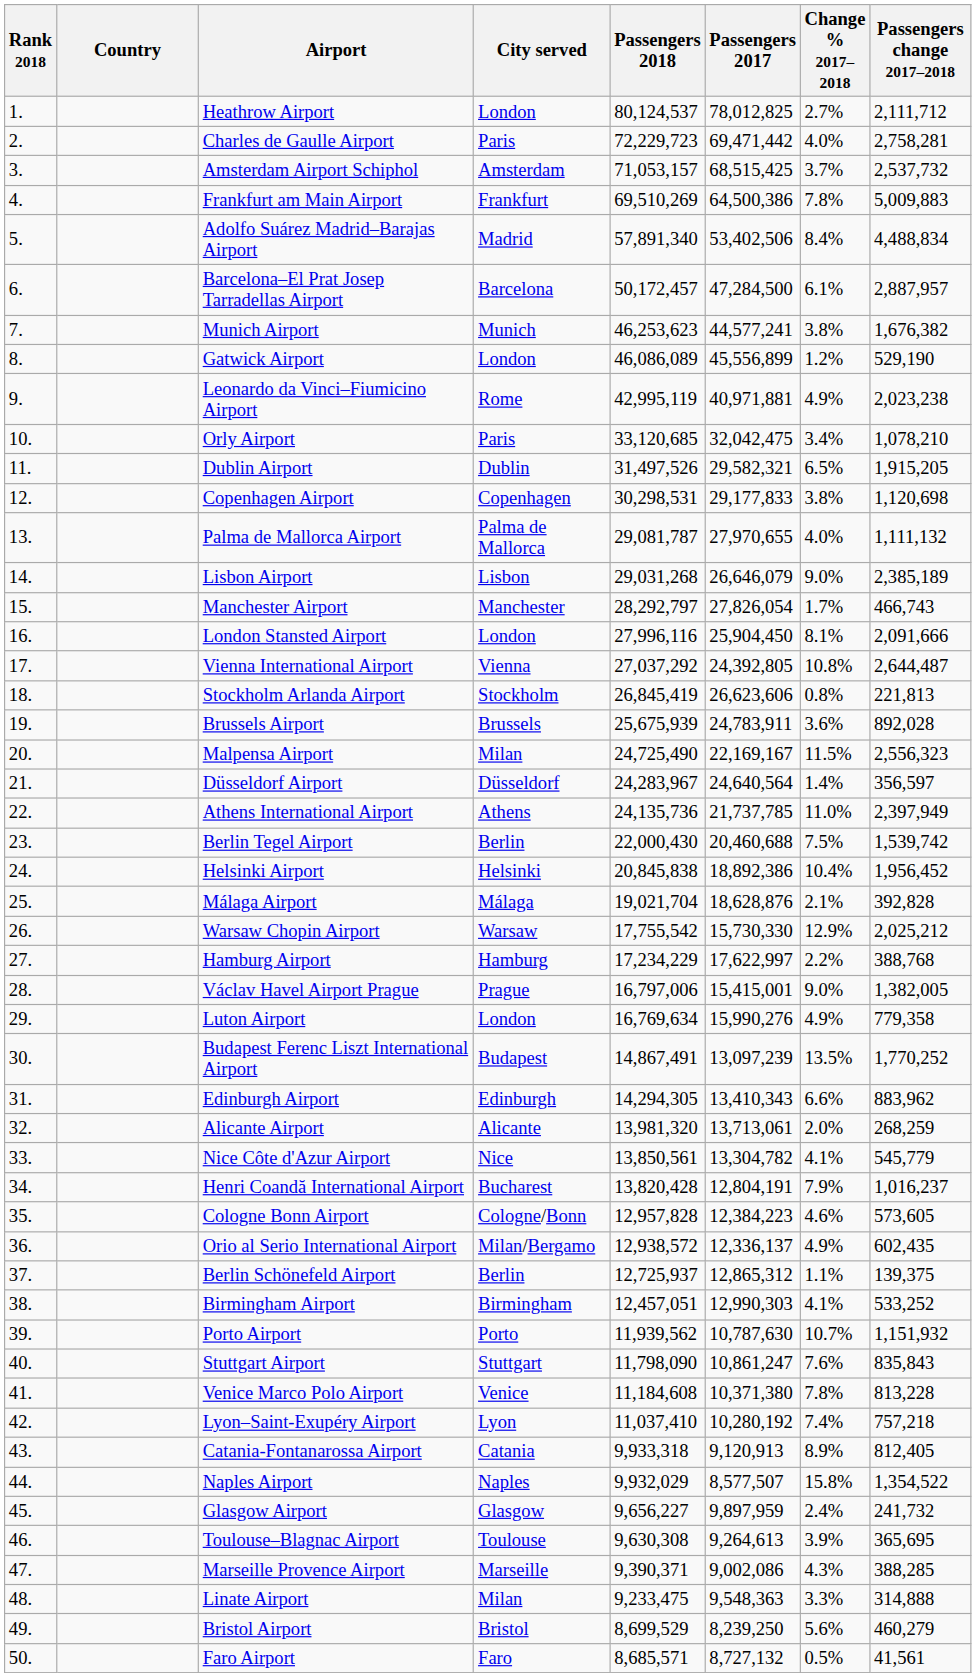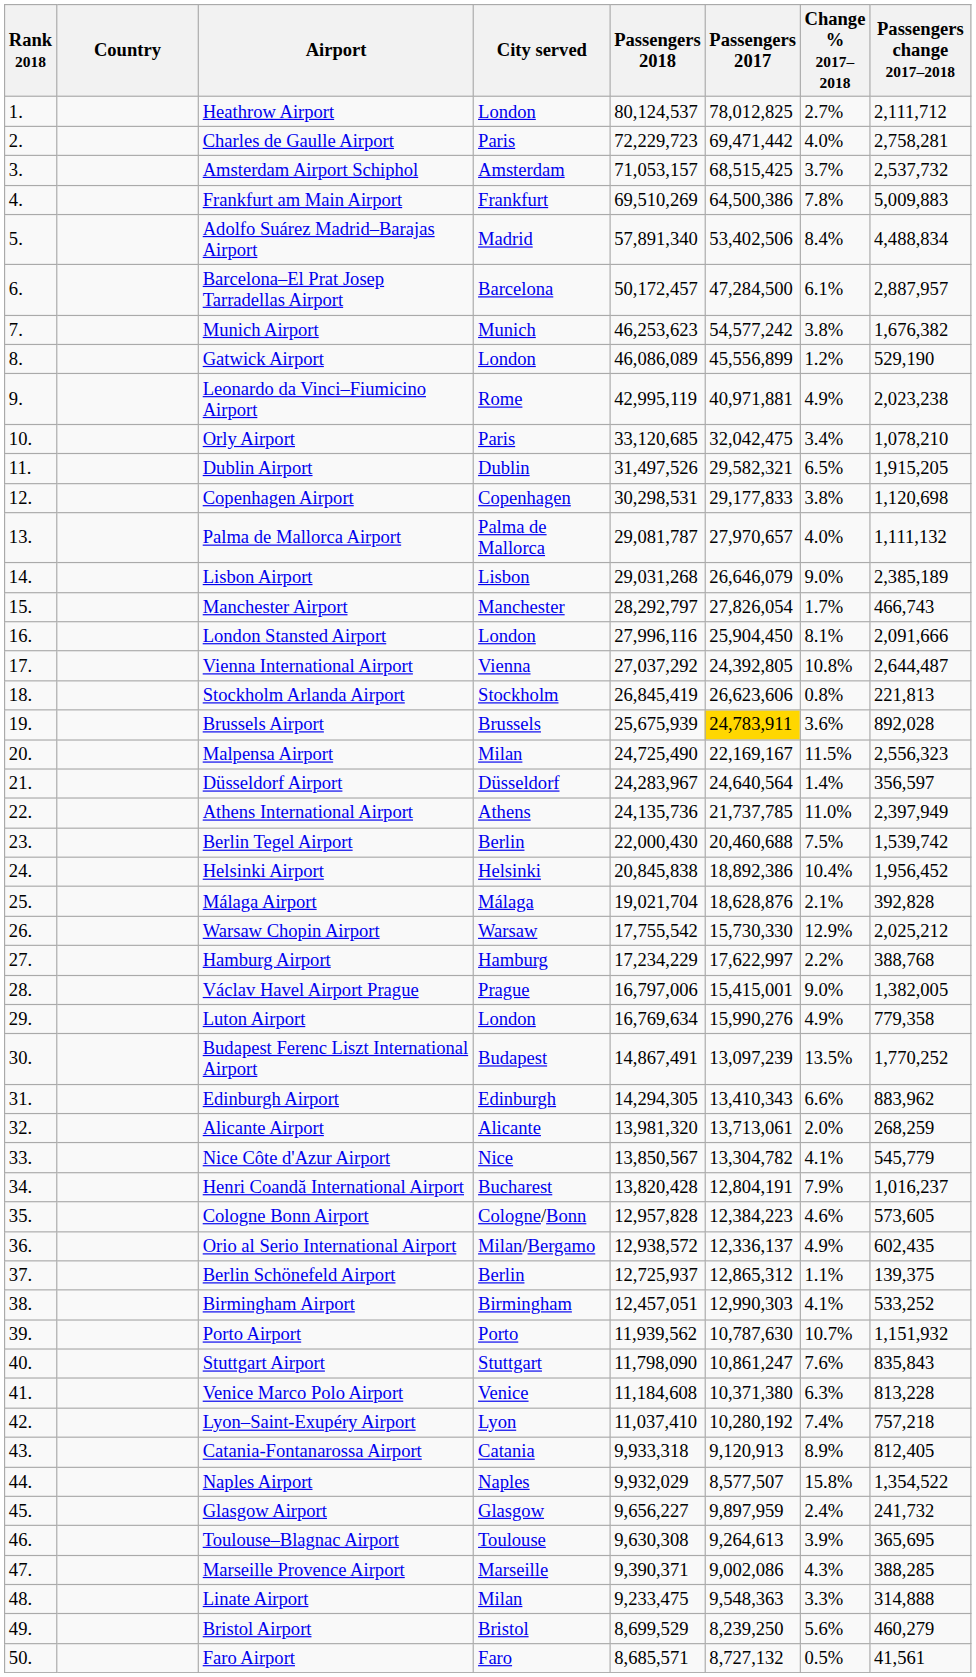(751, 329) 44,577,241 -> (751, 329) 54,577,242
(751, 537) 27,970,655 -> (751, 537) 27,970,657
(751, 724) no background -> (751, 724) gold background
(656, 1157) 13,850,561 -> (656, 1157) 13,850,567
(824, 1393) 7.8% -> (824, 1393) 6.3%
